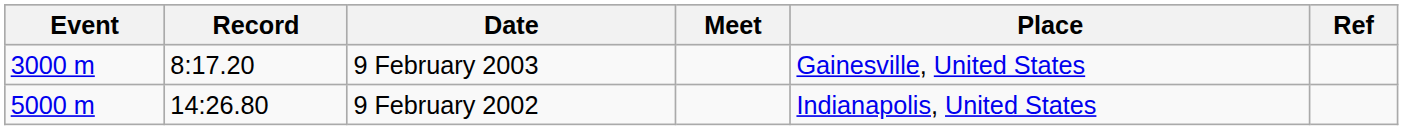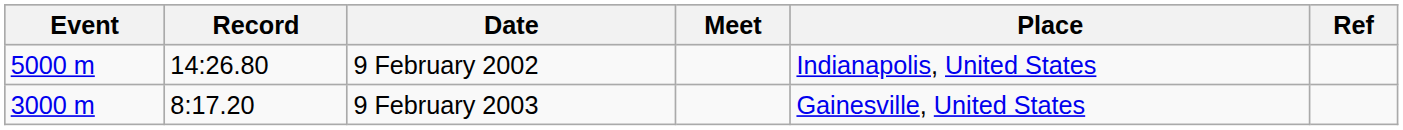rows swapped: (446, 65) <-> (446, 105)
